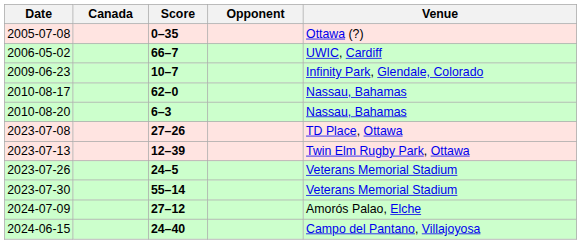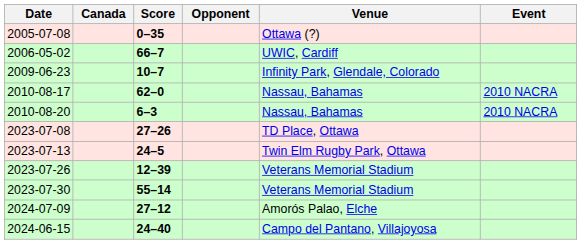+ column: (529, 14)
(168, 151) 12–39 -> (150, 151) 24–5
(165, 170) 24–5 -> (154, 170) 12–39
